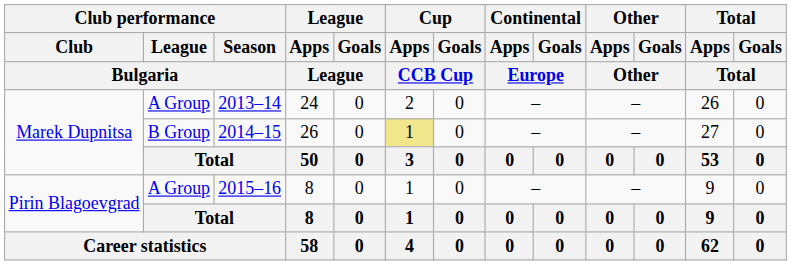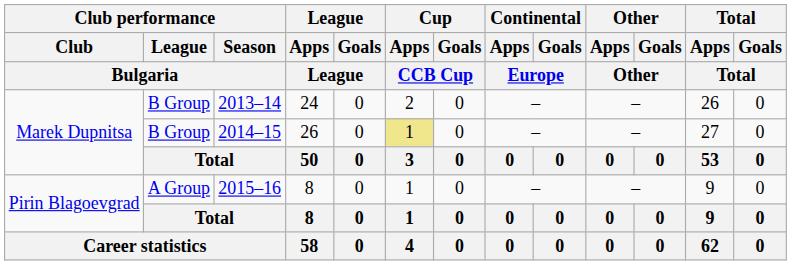(179, 103) A Group -> (179, 103) B Group
